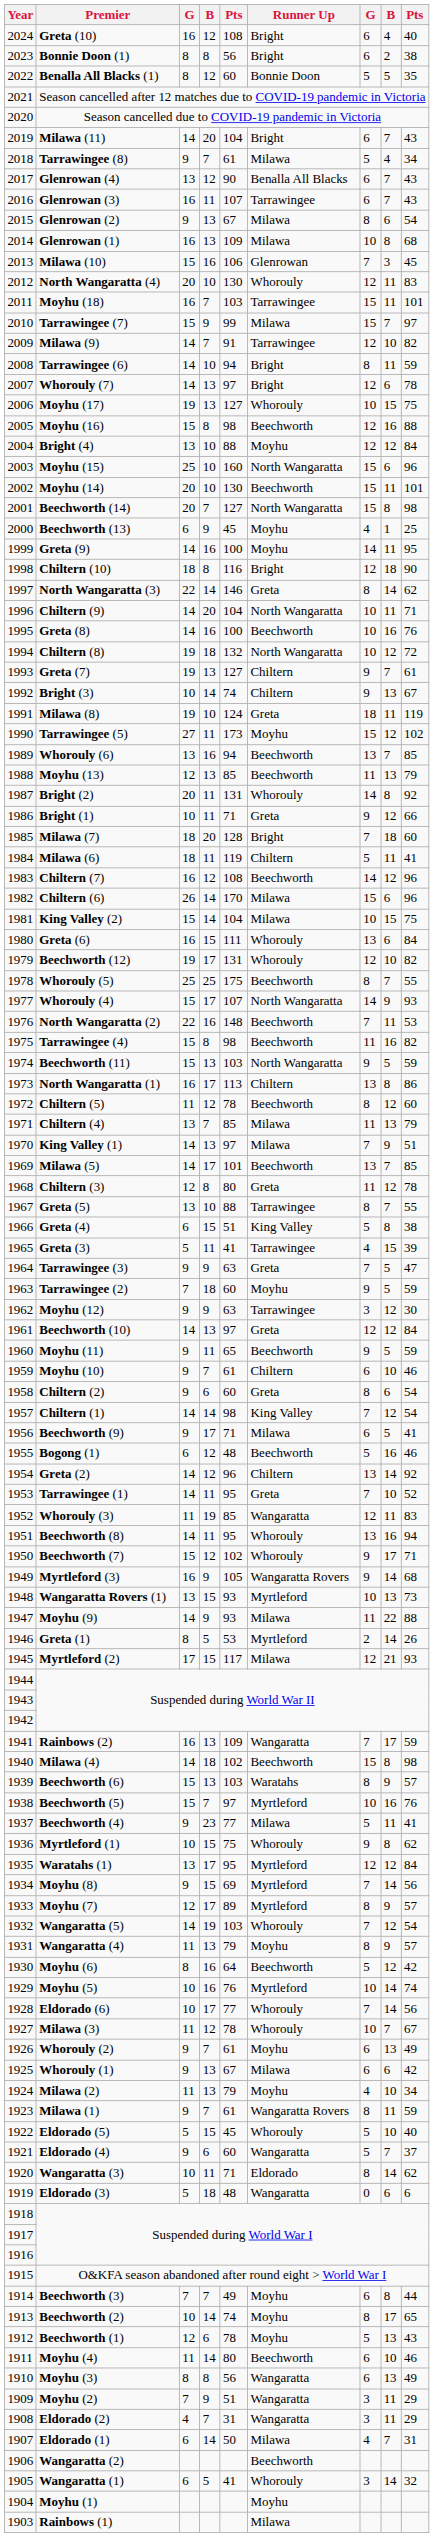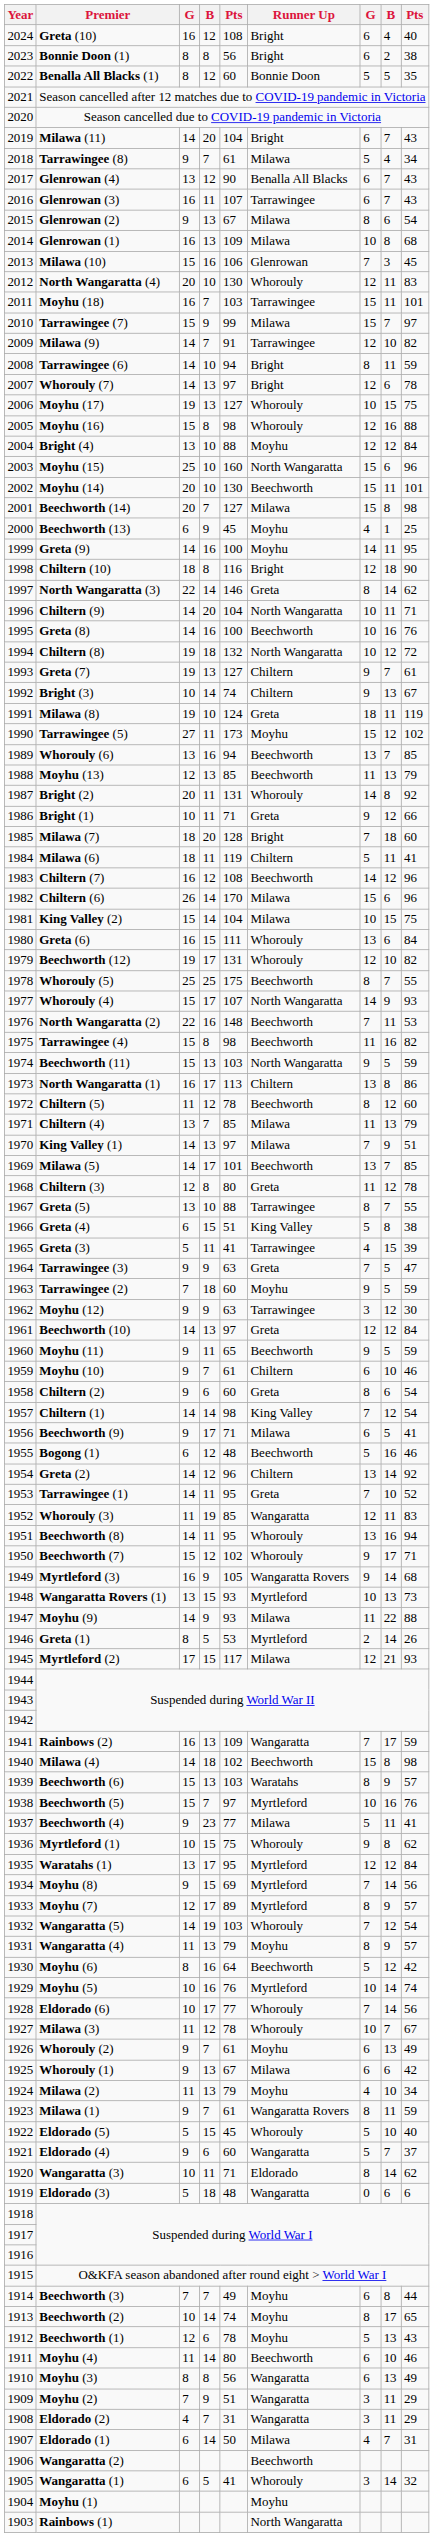(282, 425) Beechworth -> (277, 425) Whorouly
(296, 508) North Wangaratta -> (270, 508) Milawa
(270, 2522) Milawa -> (296, 2522) North Wangaratta
